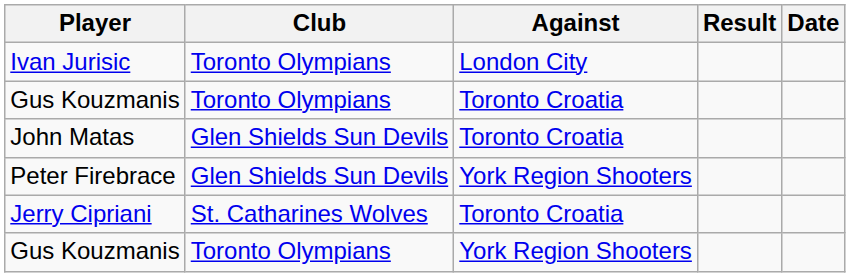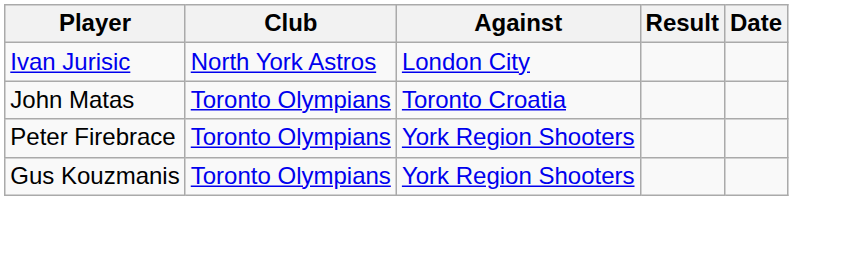(291, 61) Toronto Olympians -> (283, 61) North York Astros
- row: (95, 99)
(319, 137) Glen Shields Sun Devils -> (291, 99) Toronto Olympians
(319, 175) Glen Shields Sun Devils -> (291, 137) Toronto Olympians
- row: (81, 213)
